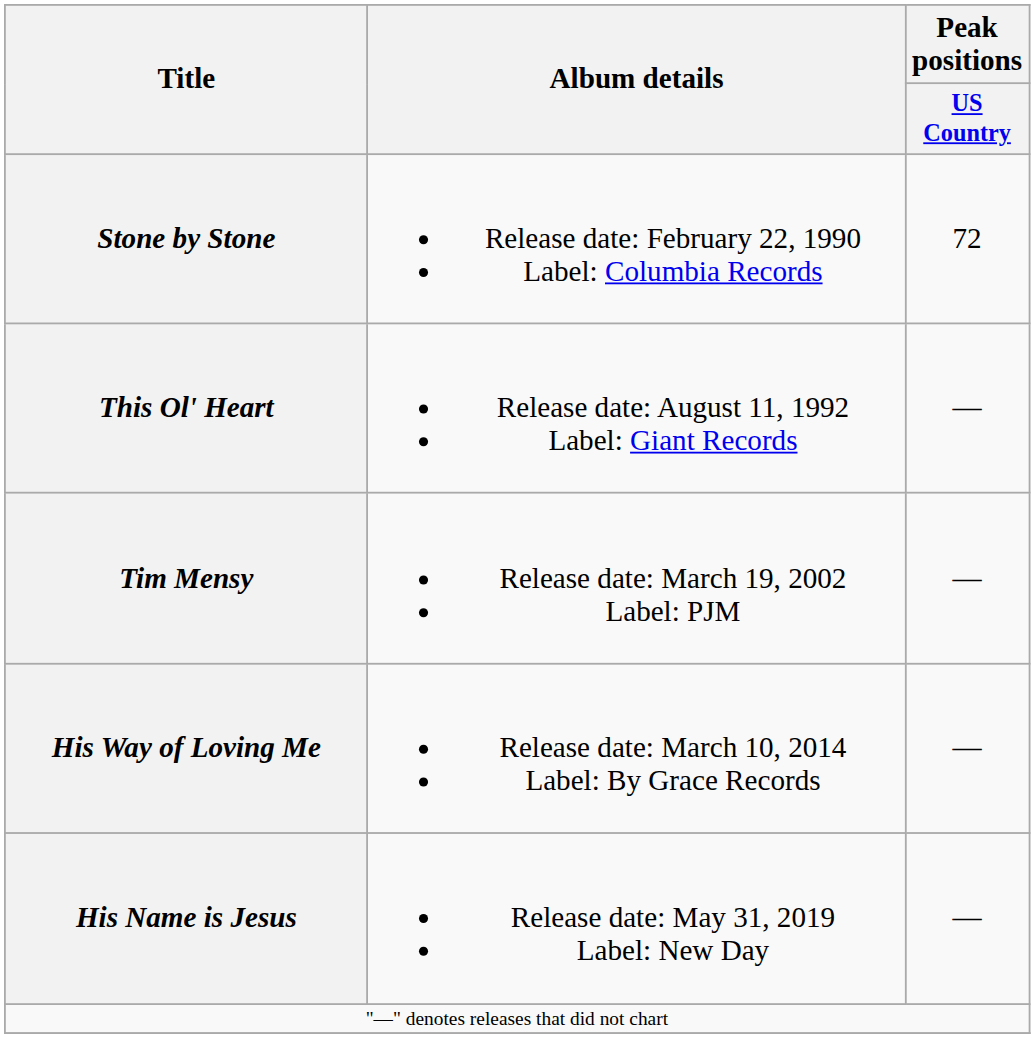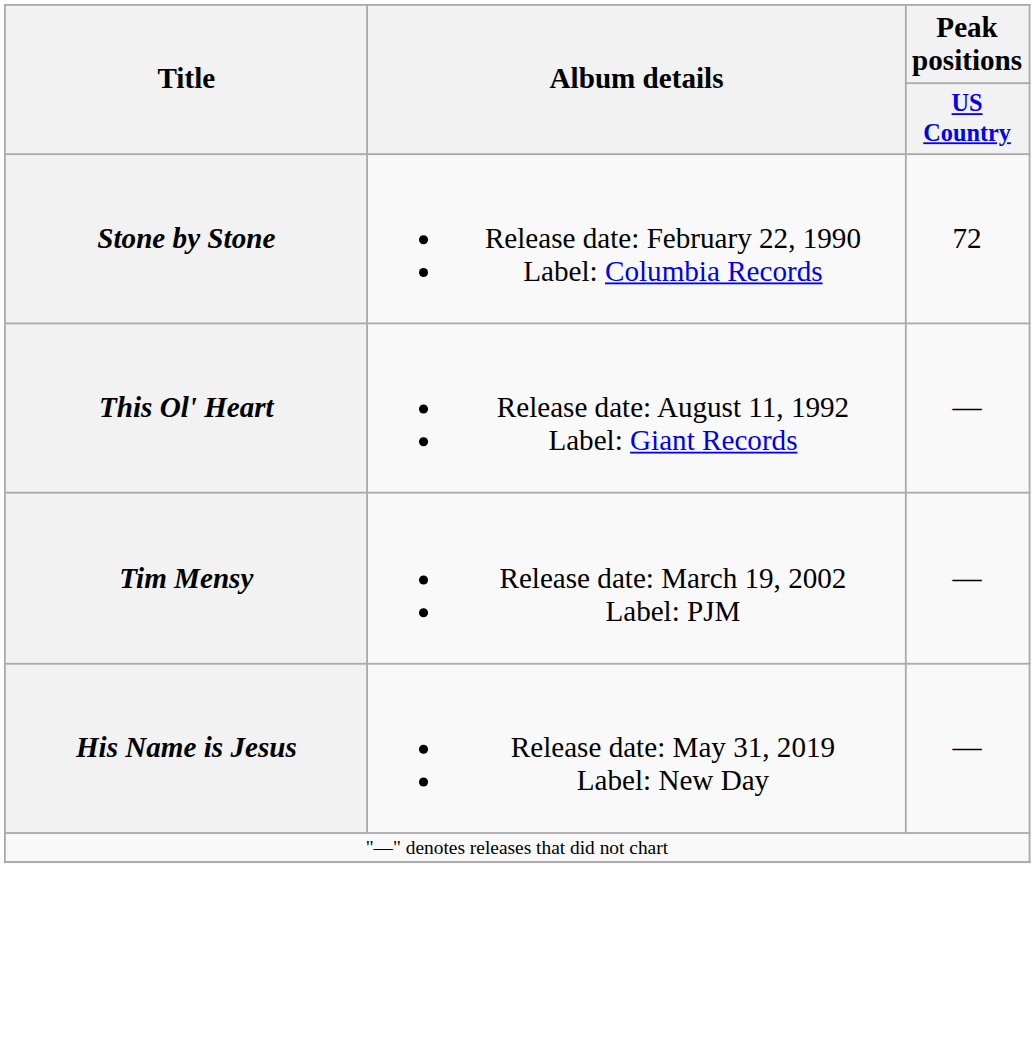- row: (186, 747)
